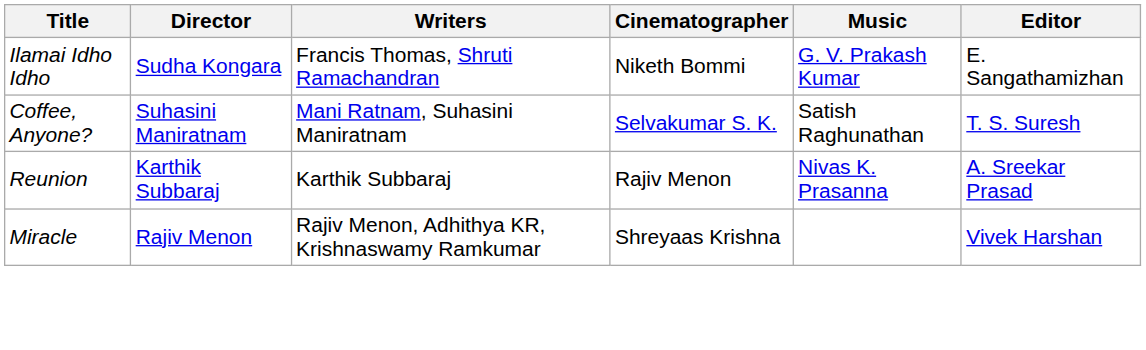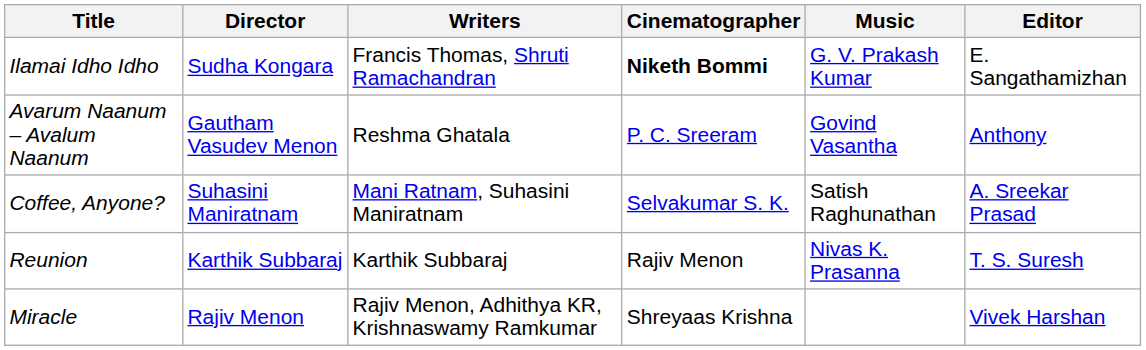(680, 66) normal -> (697, 66) bold
+ row: (88, 134)
(1023, 122) T. S. Suresh -> (1019, 203) A. Sreekar Prasad
(1016, 179) A. Sreekar Prasad -> (1027, 260) T. S. Suresh
